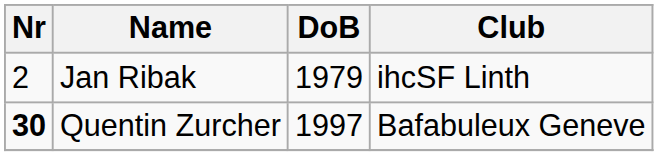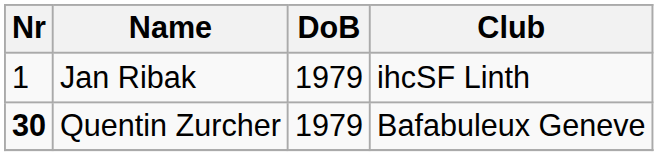(21, 77) 2 -> (21, 77) 1
(329, 125) 1997 -> (329, 125) 1979
